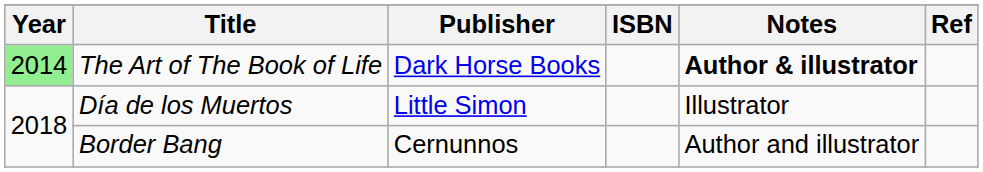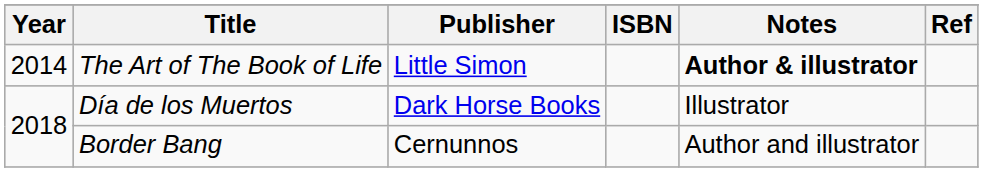(39, 65) lightgreen background -> (39, 65) no background
(497, 65) Dark Horse Books -> (460, 65) Little Simon
(460, 105) Little Simon -> (497, 105) Dark Horse Books
